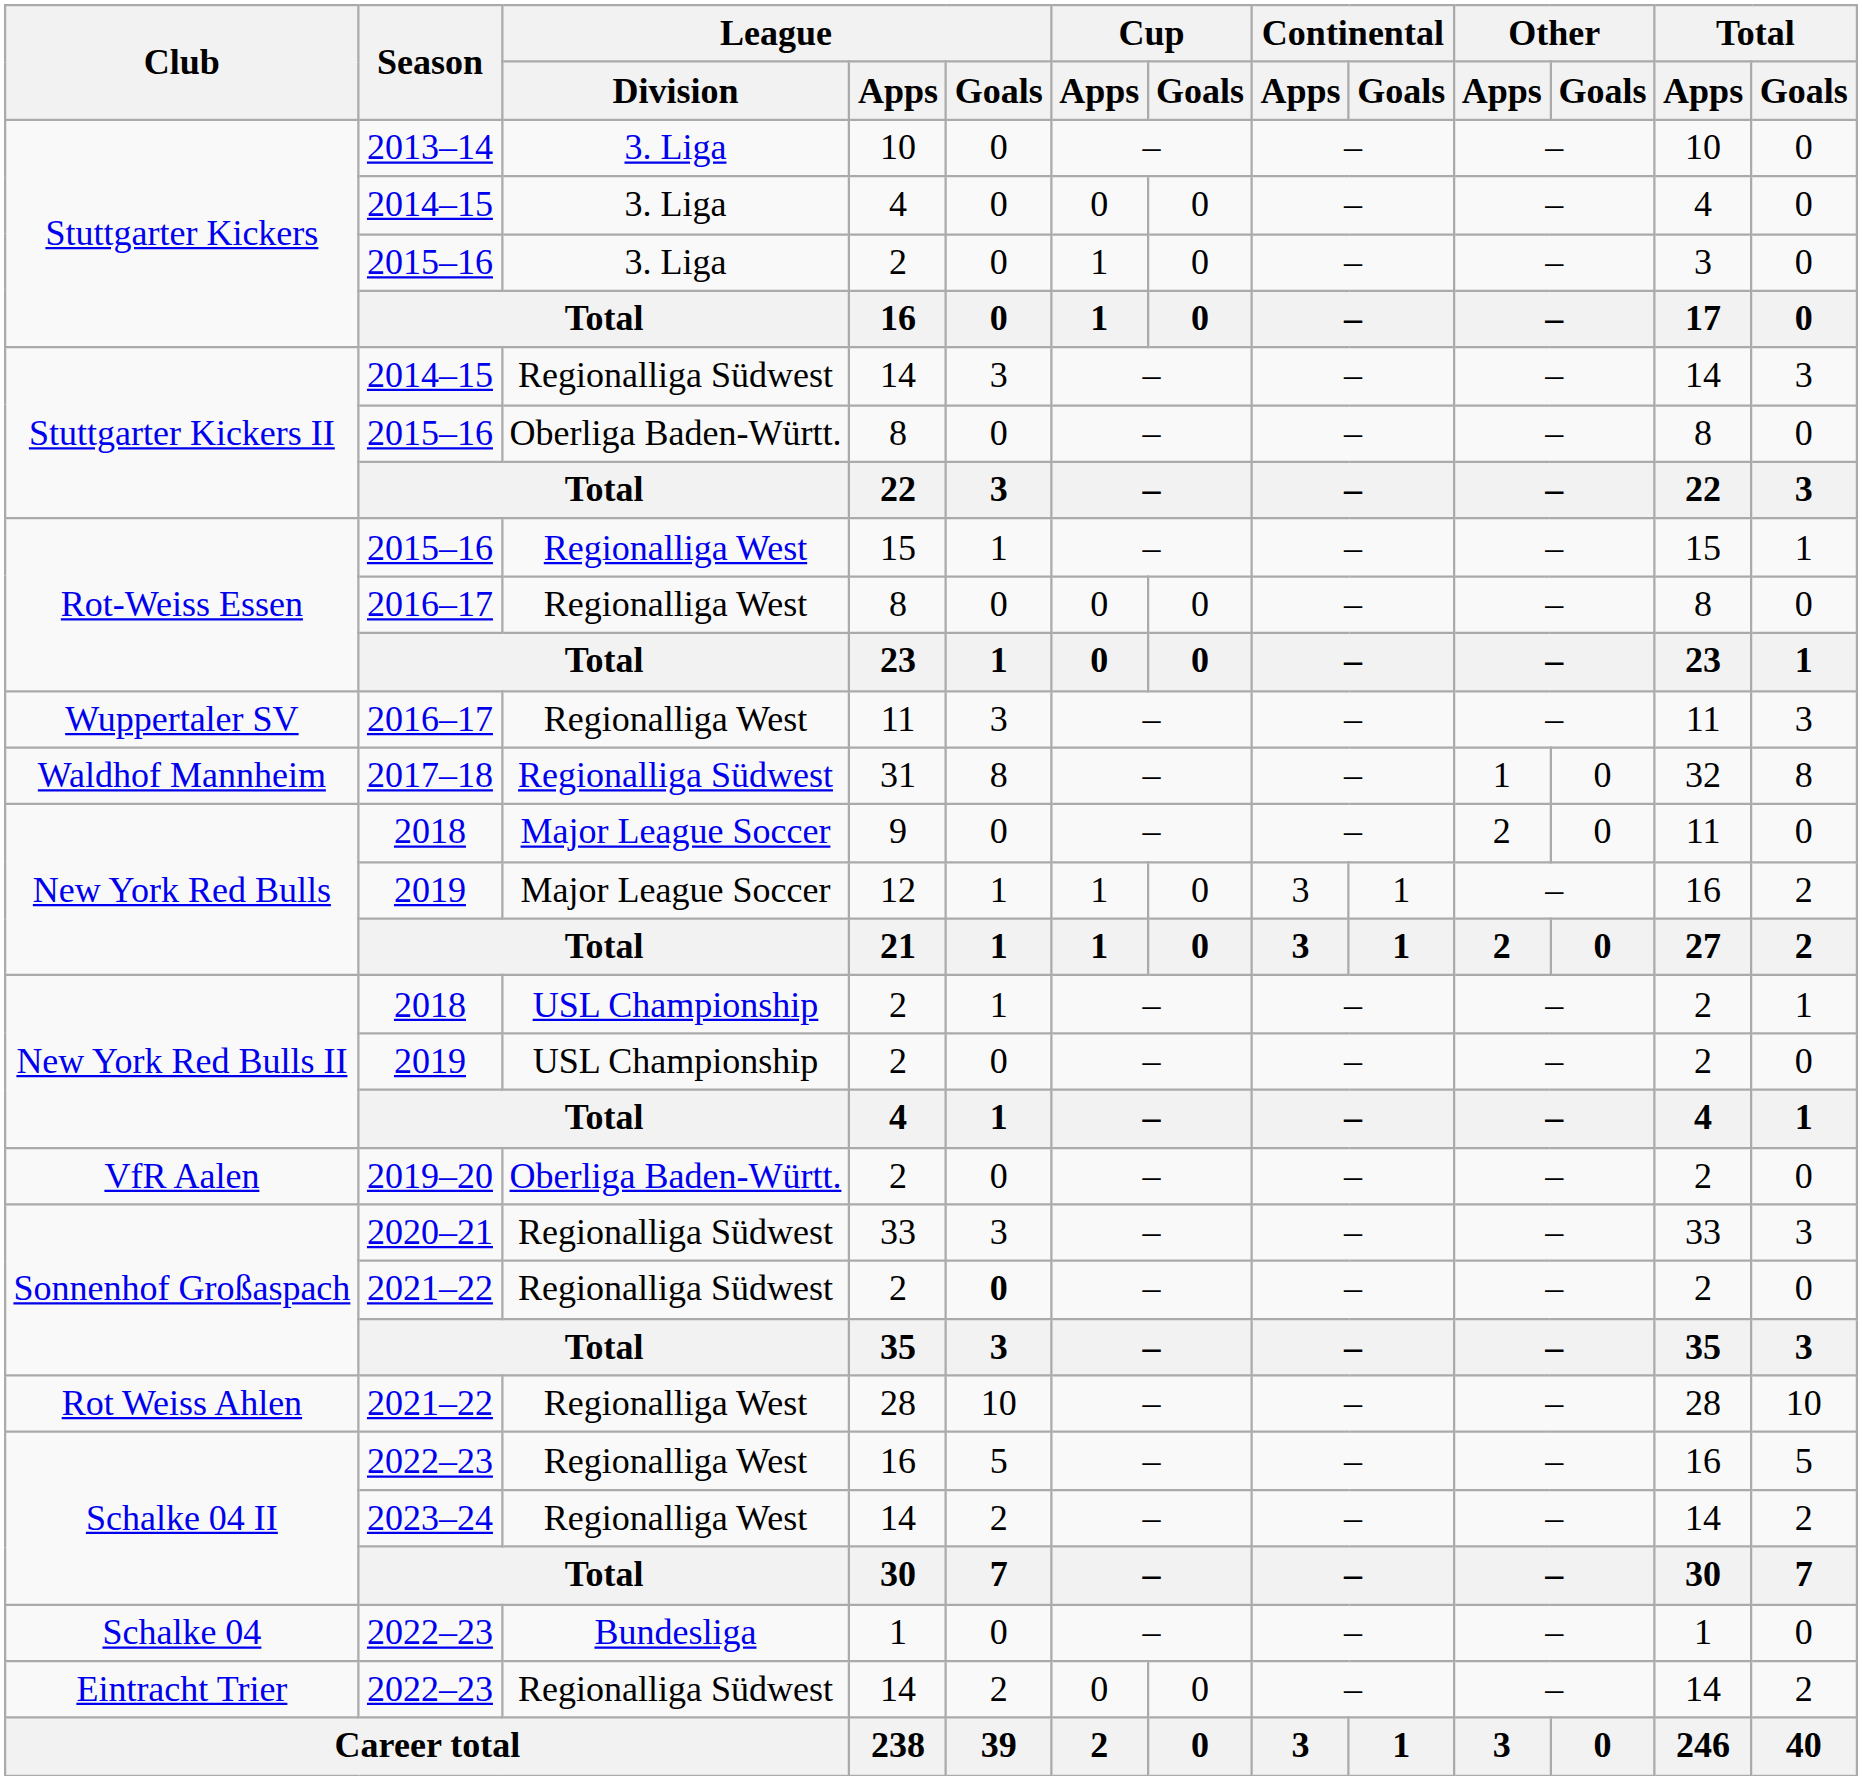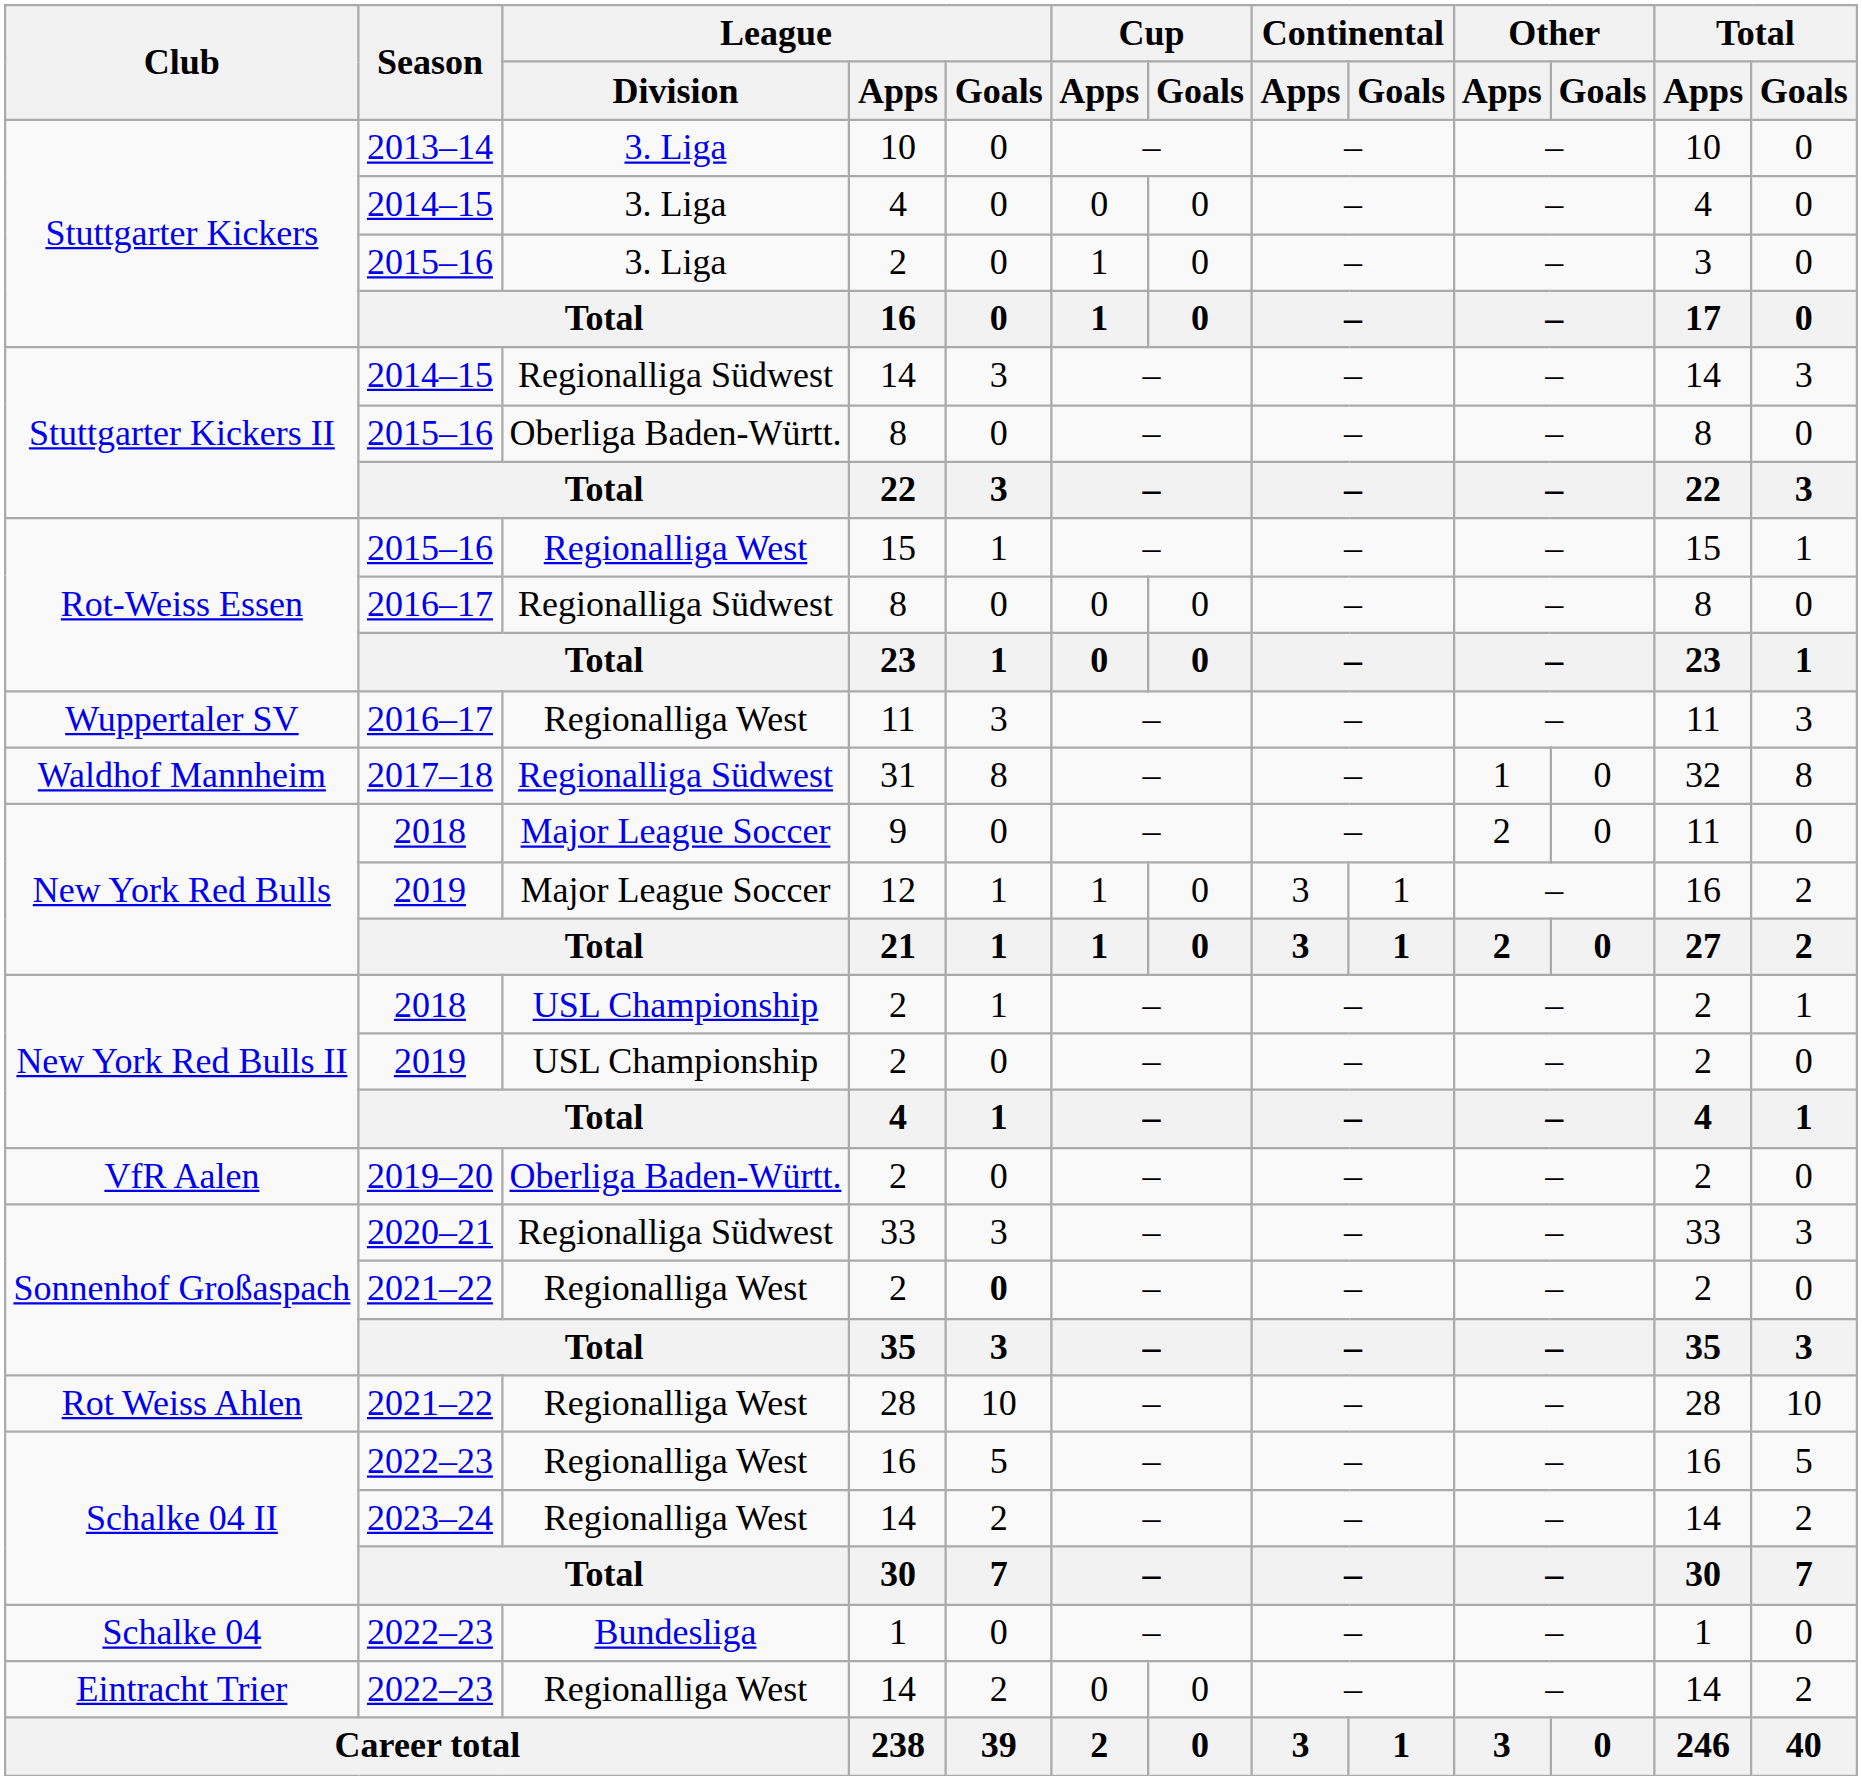(675, 603) Regionalliga West -> (675, 603) Regionalliga Südwest
(675, 1289) Regionalliga Südwest -> (675, 1289) Regionalliga West
(675, 1688) Regionalliga Südwest -> (675, 1688) Regionalliga West
